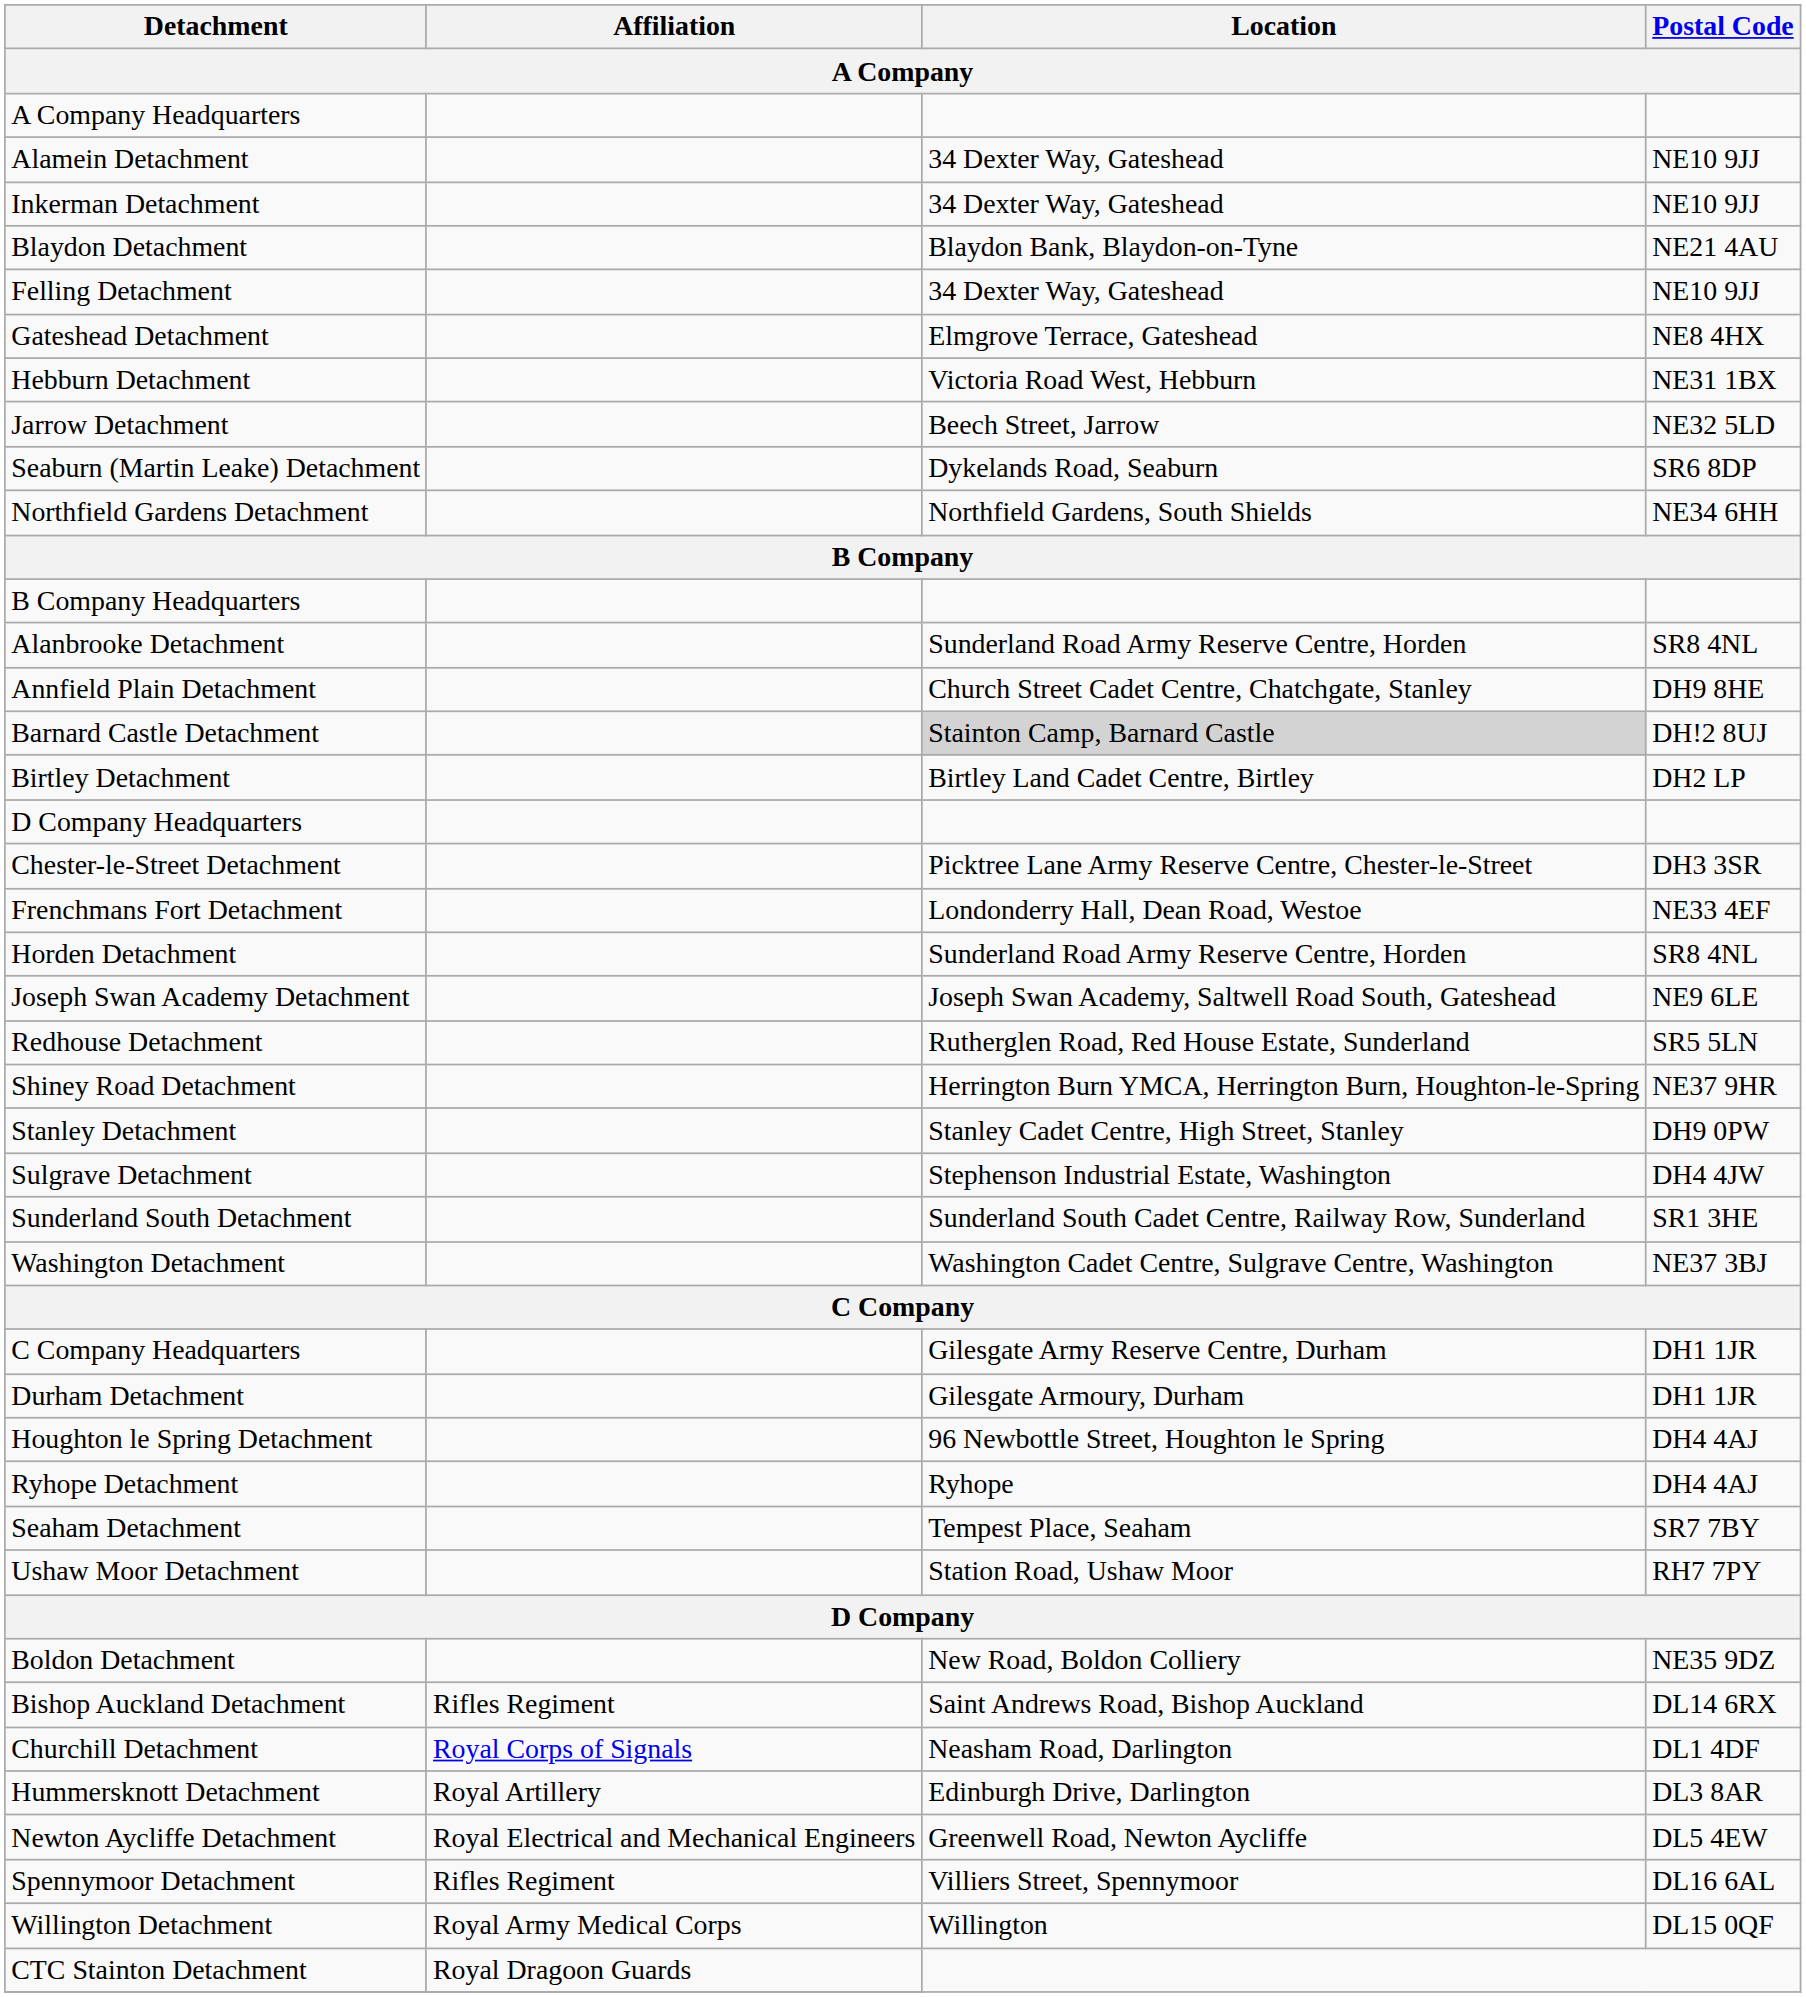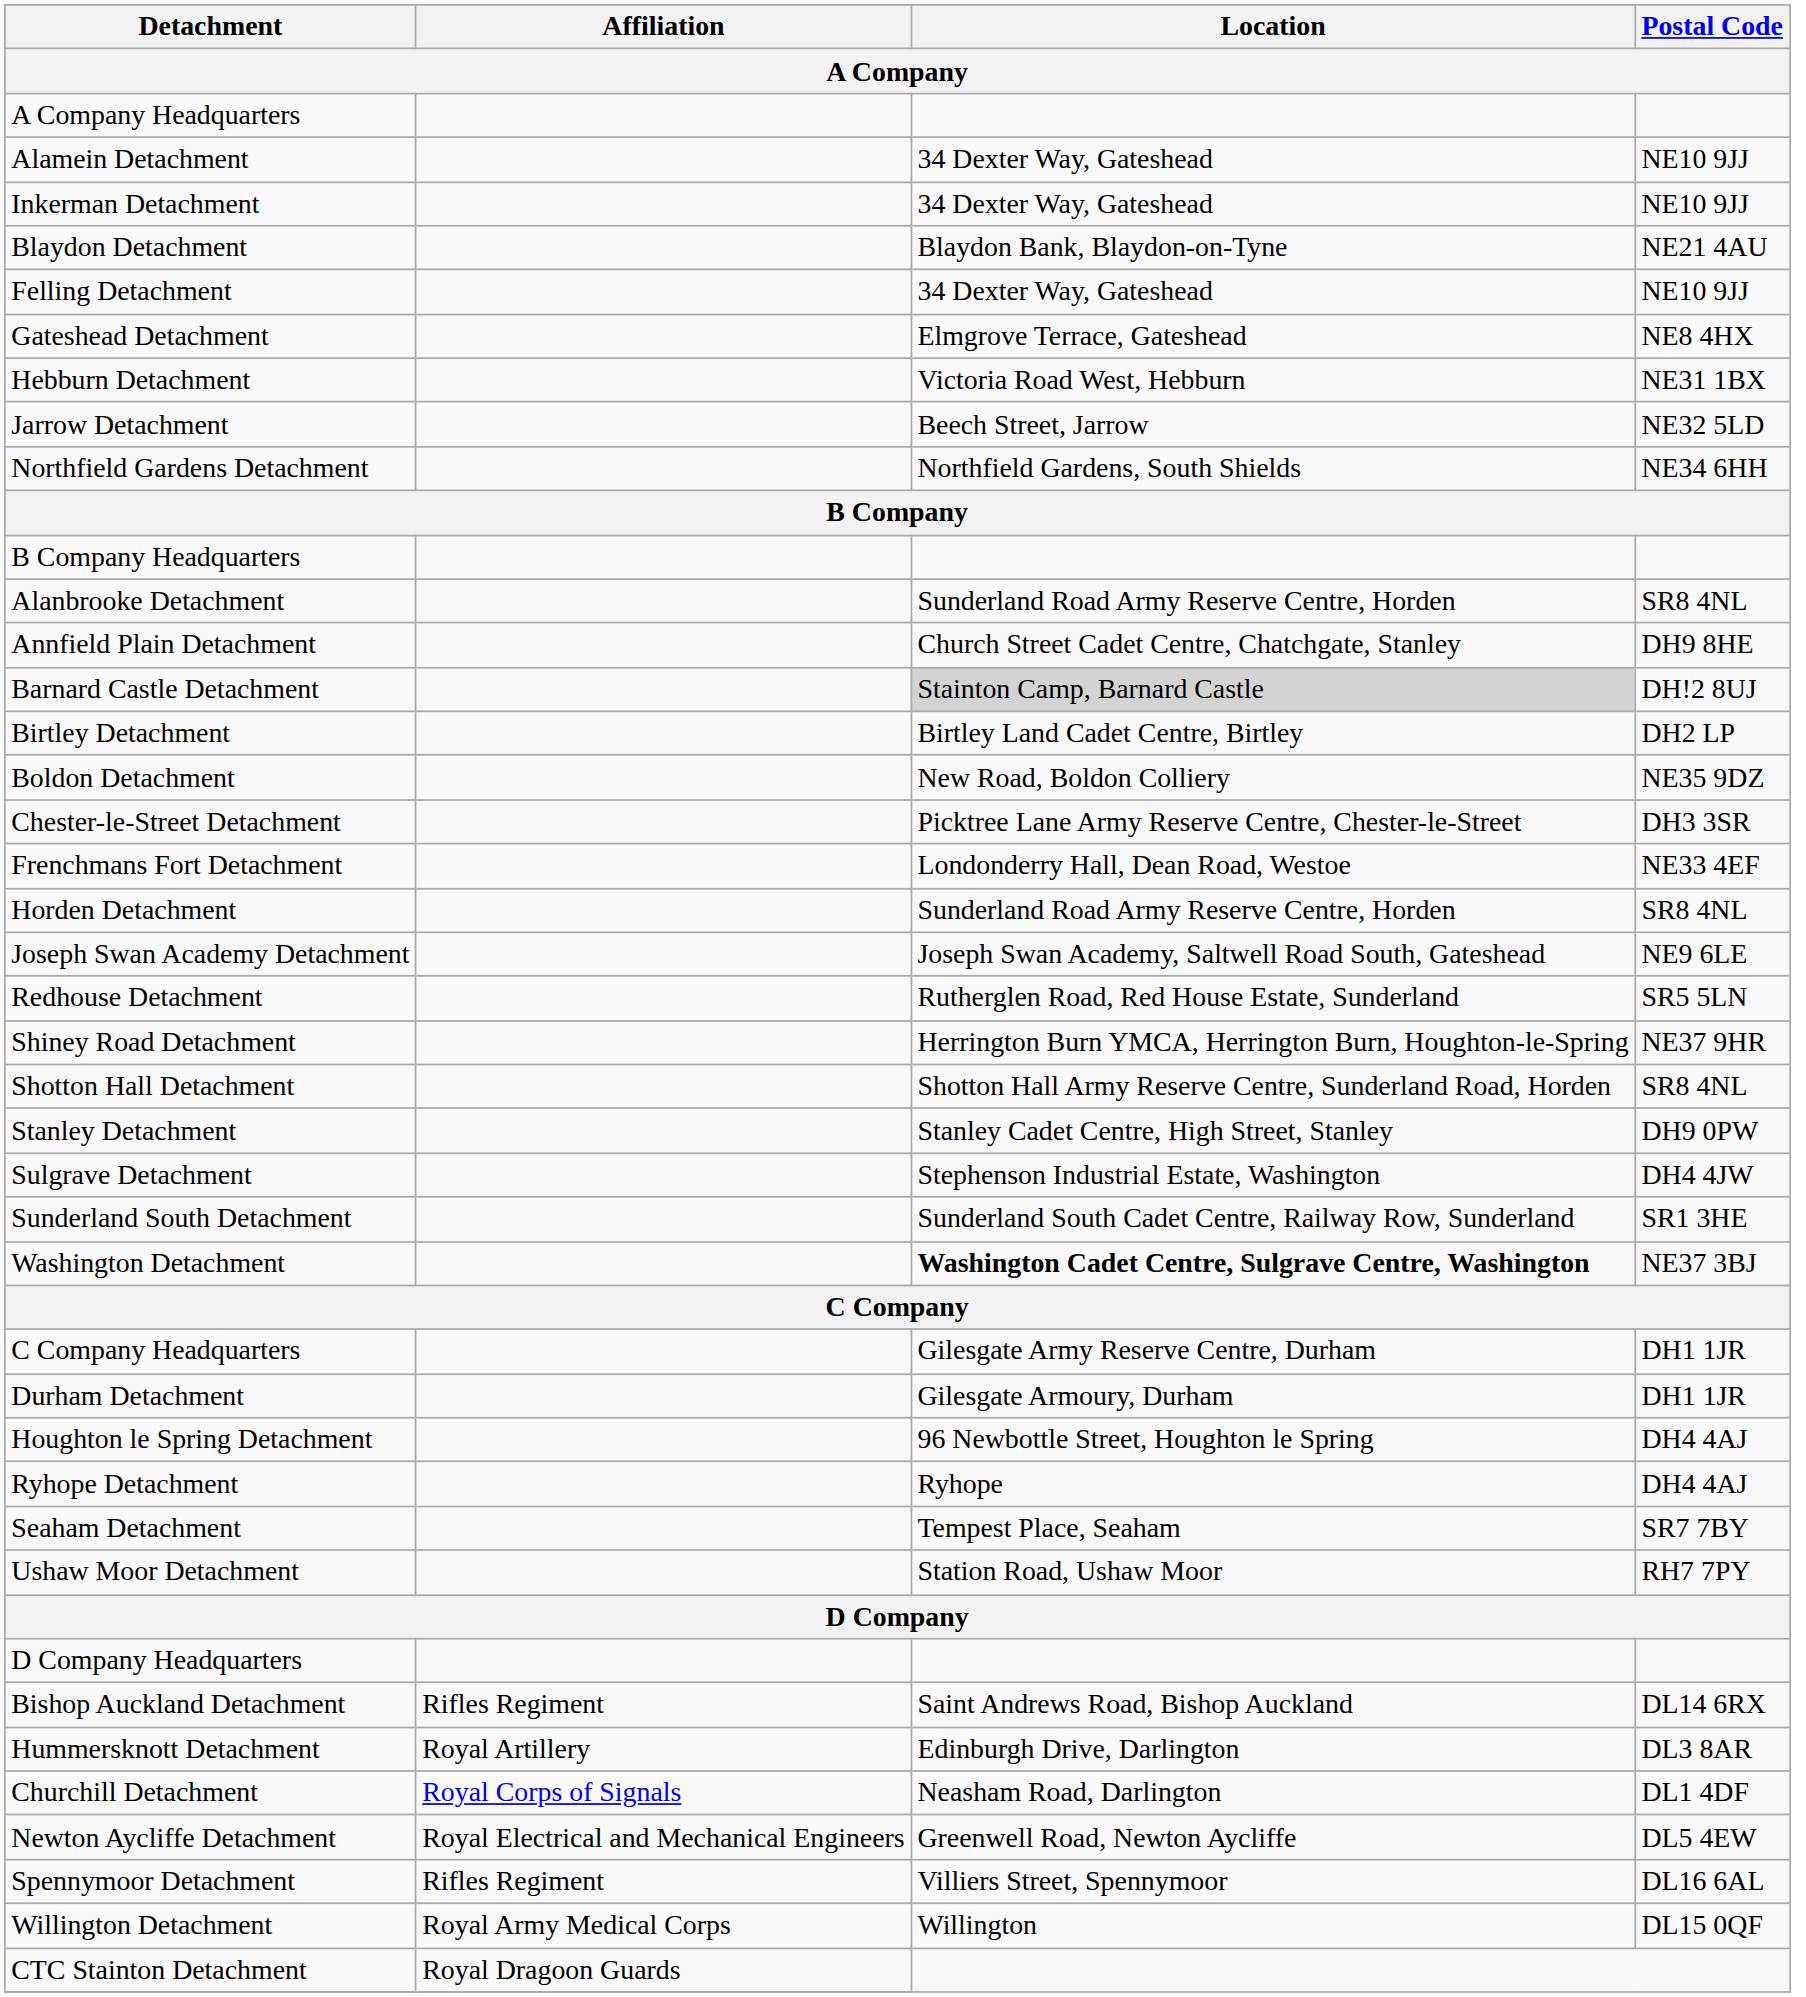- row: (216, 468)
rows swapped: (123, 1660) <-> (157, 821)
+ row: (153, 1086)
(1241, 1262) normal -> (1254, 1262) bold
rows swapped: (135, 1748) <-> (166, 1792)
